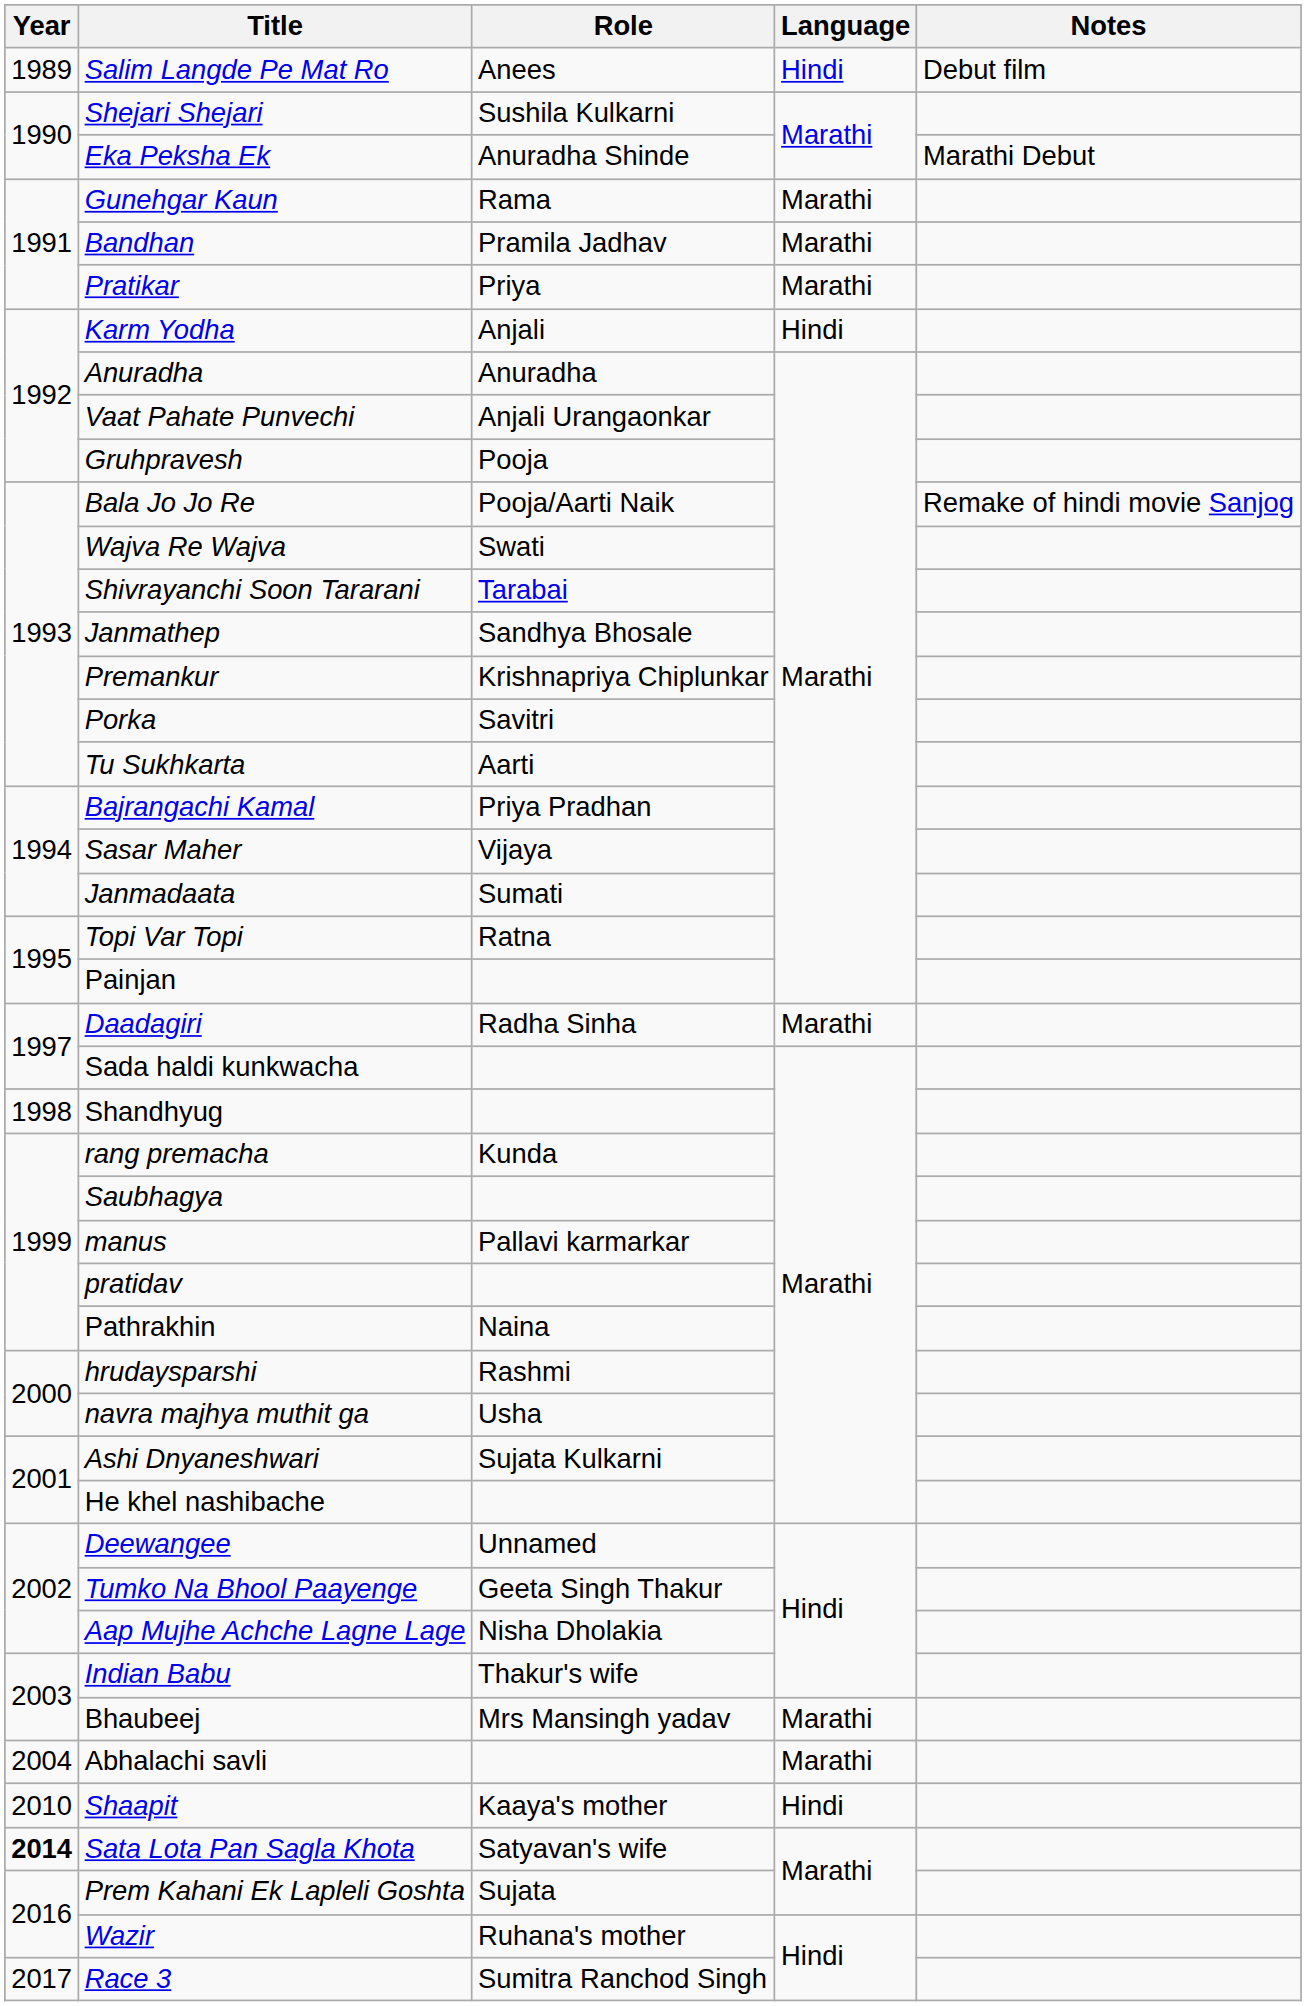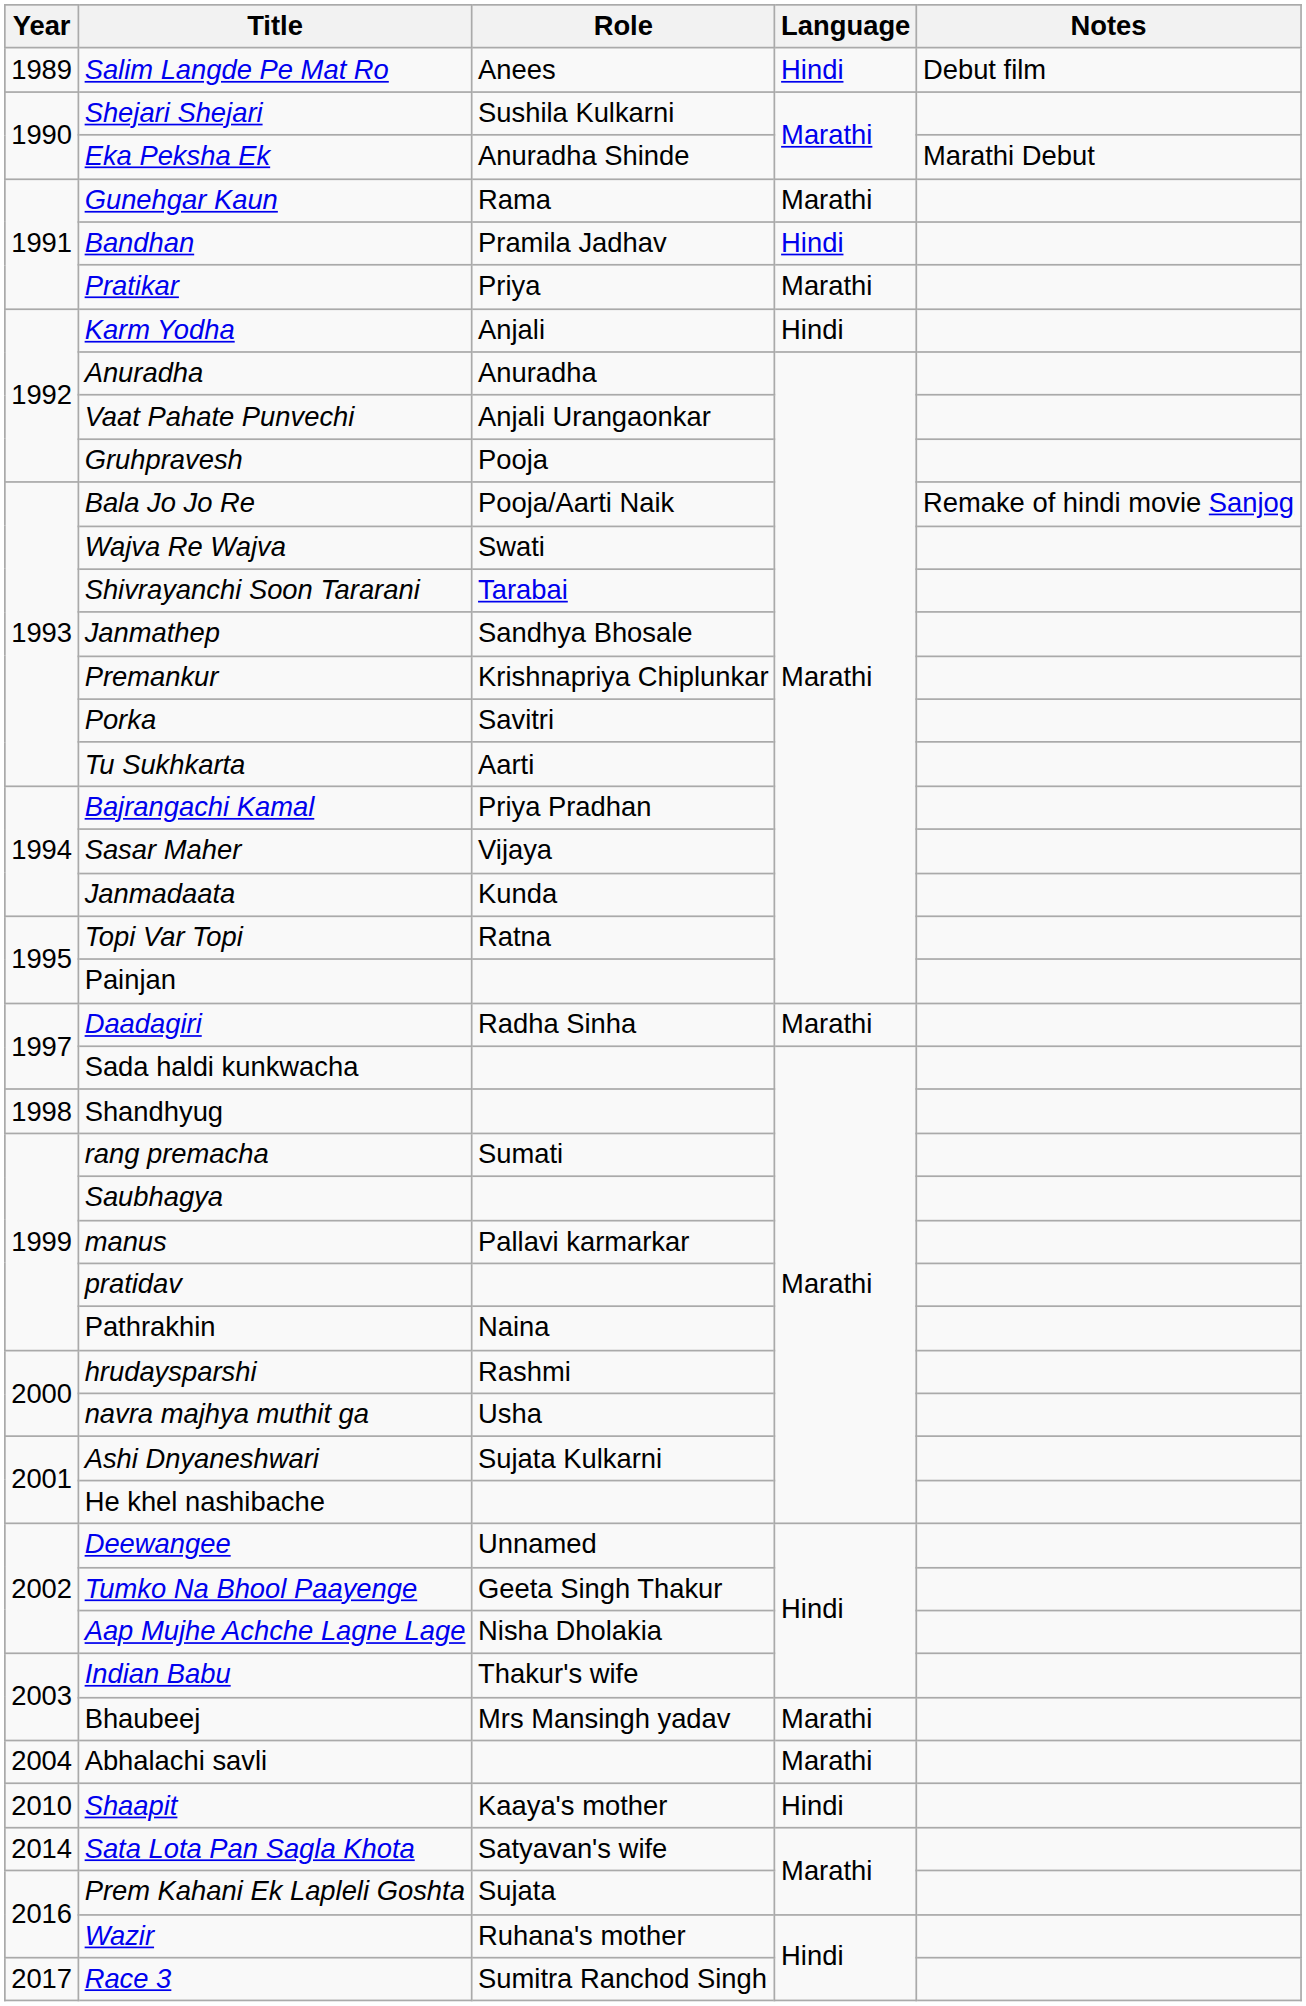(827, 243) Marathi -> (812, 243) Hindi
(521, 894) Sumati -> (518, 894) Kunda
(518, 1154) Kunda -> (521, 1154) Sumati
(42, 1848) bold -> (42, 1848) normal
